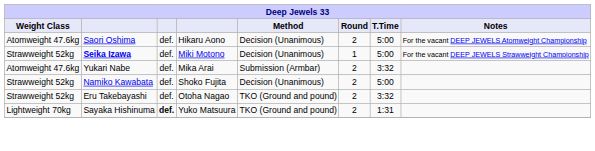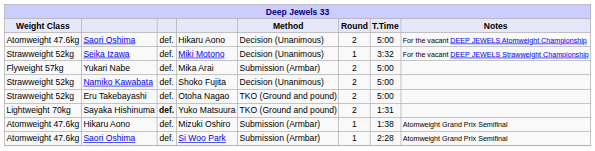(107, 54) bold -> (106, 54) normal
(385, 54) 5:00 -> (385, 54) 3:32
(43, 68) Atomweight 47.6kg -> (35, 68) Flyweight 57kg
(385, 68) 3:32 -> (385, 68) 5:00
(385, 96) 3:32 -> (385, 96) 5:00
+ row: (204, 124)
+ row: (202, 138)
